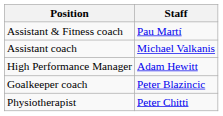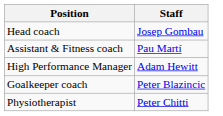+ row: (33, 31)
- row: (42, 48)
